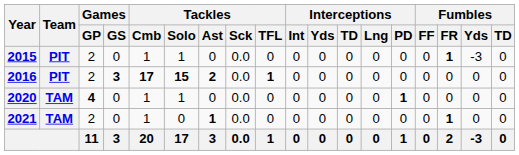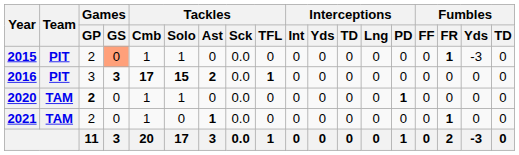(117, 56) no background -> (117, 56) lightsalmon background
(91, 77) 2 -> (91, 77) 3
(91, 98) 4 -> (91, 98) 2
